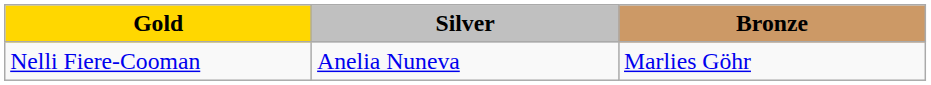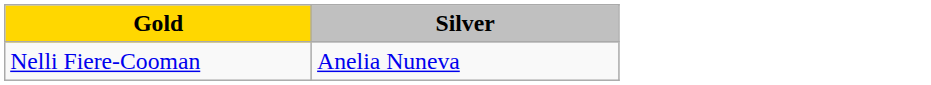- column: (772, 23)
